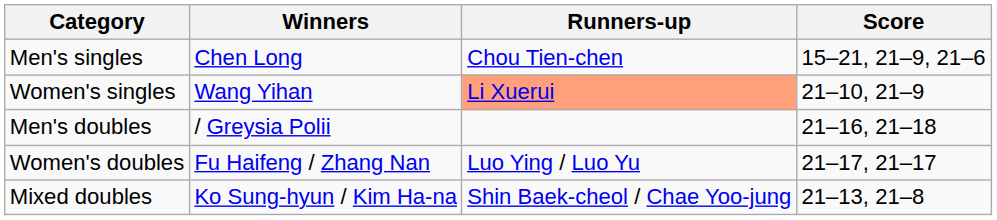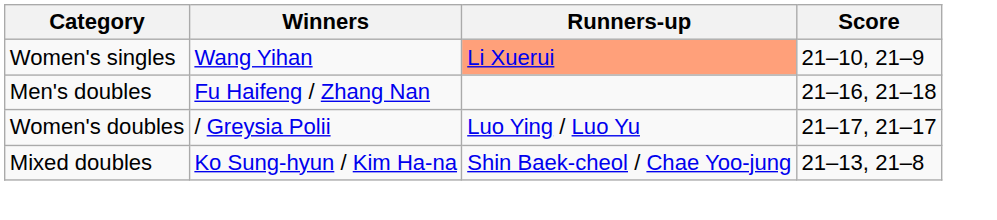- row: (76, 57)
(262, 127) / Greysia Polii -> (312, 92) Fu Haifeng / Zhang Nan
(312, 162) Fu Haifeng / Zhang Nan -> (262, 127) / Greysia Polii
